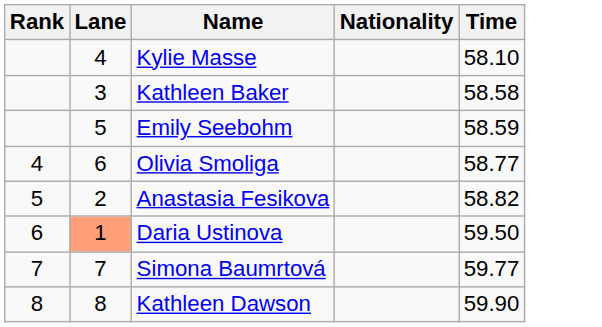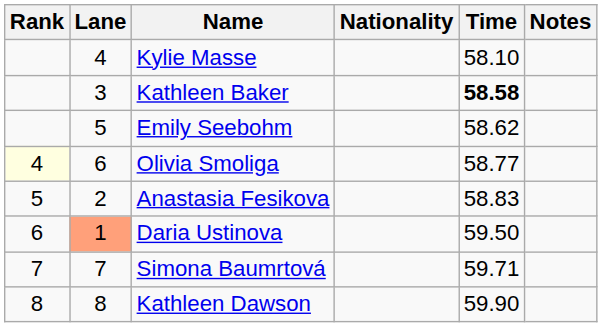+ column: (560, 22)
(491, 92) normal -> (491, 92) bold
(491, 127) 58.59 -> (491, 127) 58.62
(37, 163) no background -> (37, 163) lightyellow background
(491, 198) 58.82 -> (491, 198) 58.83
(491, 269) 59.77 -> (491, 269) 59.71
